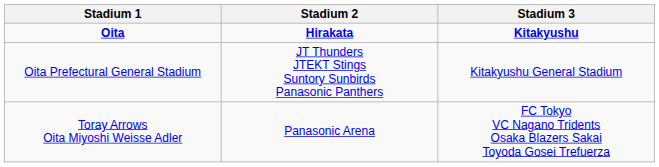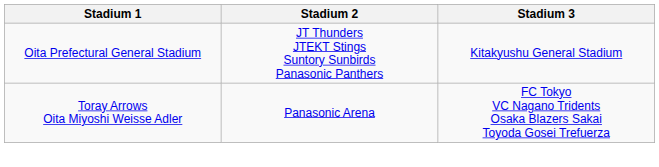- row: (113, 33)
